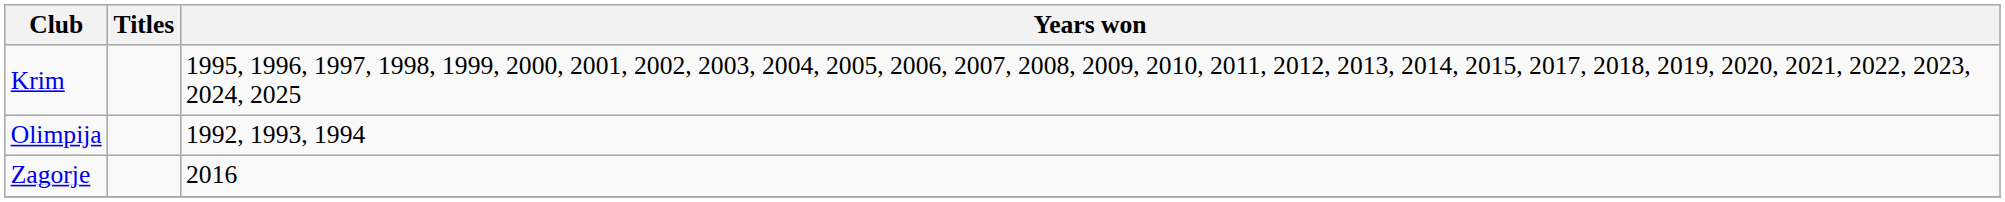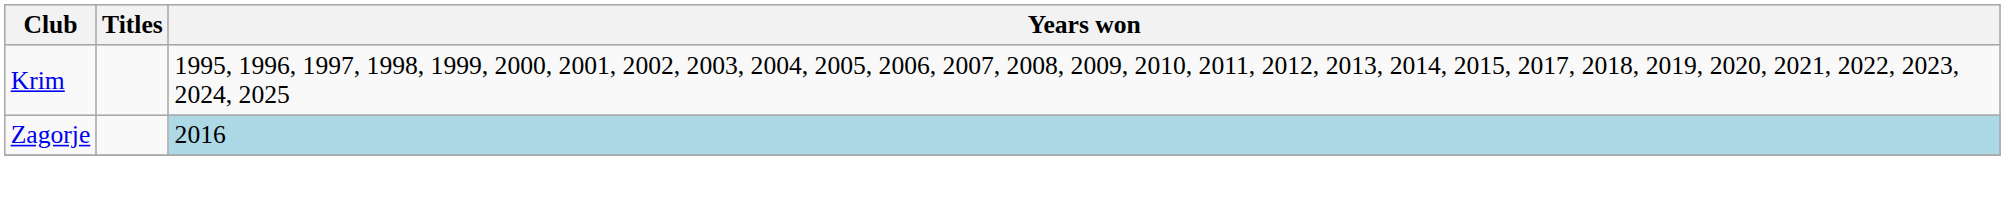- row: (56, 134)
(212, 175) no background -> (200, 134) lightblue background
